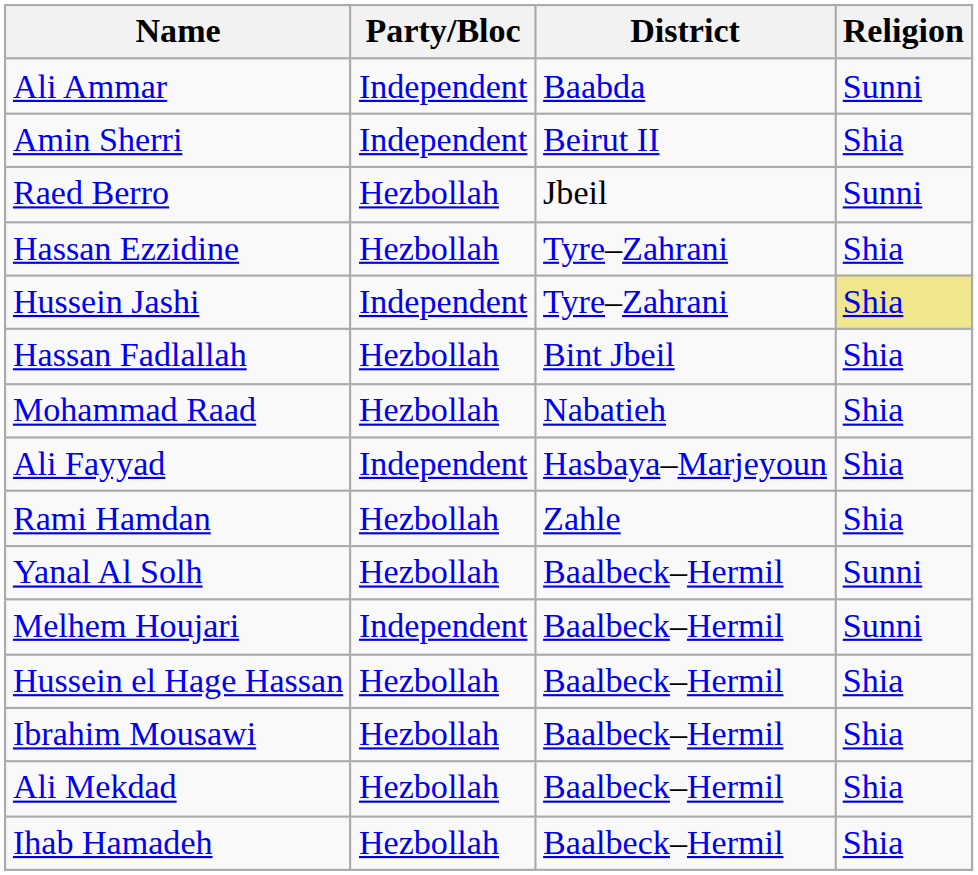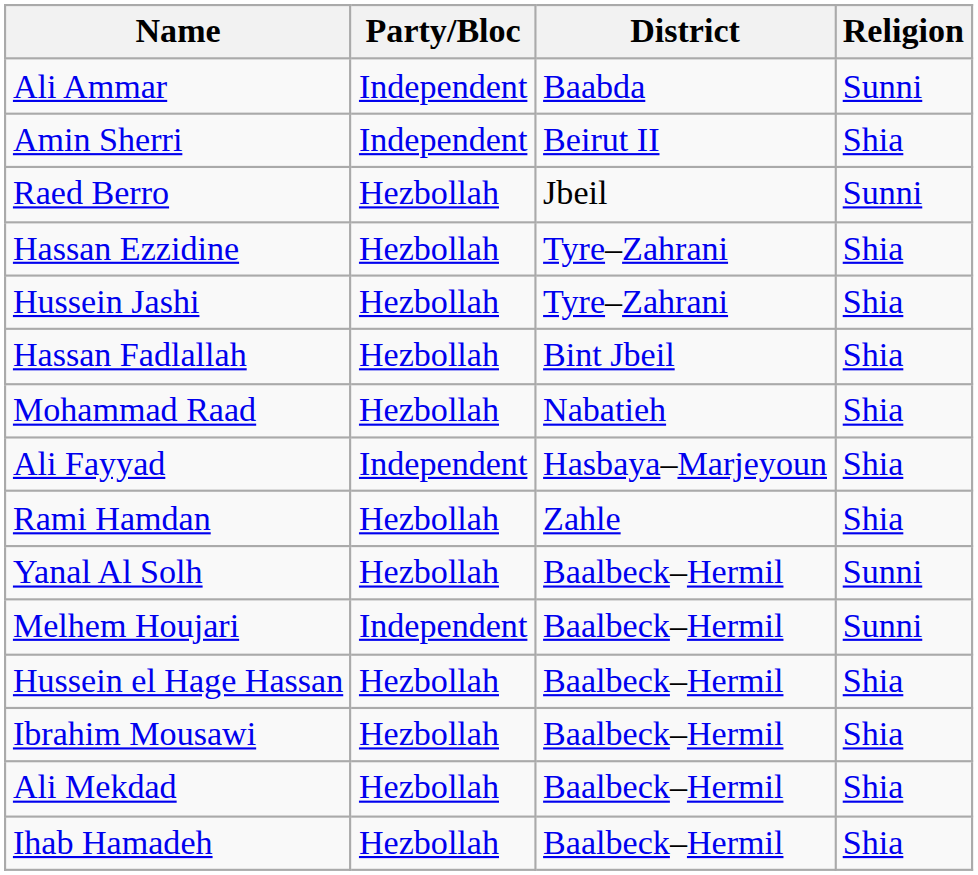(443, 301) Independent -> (429, 301) Hezbollah
(873, 301) khaki background -> (873, 301) no background
